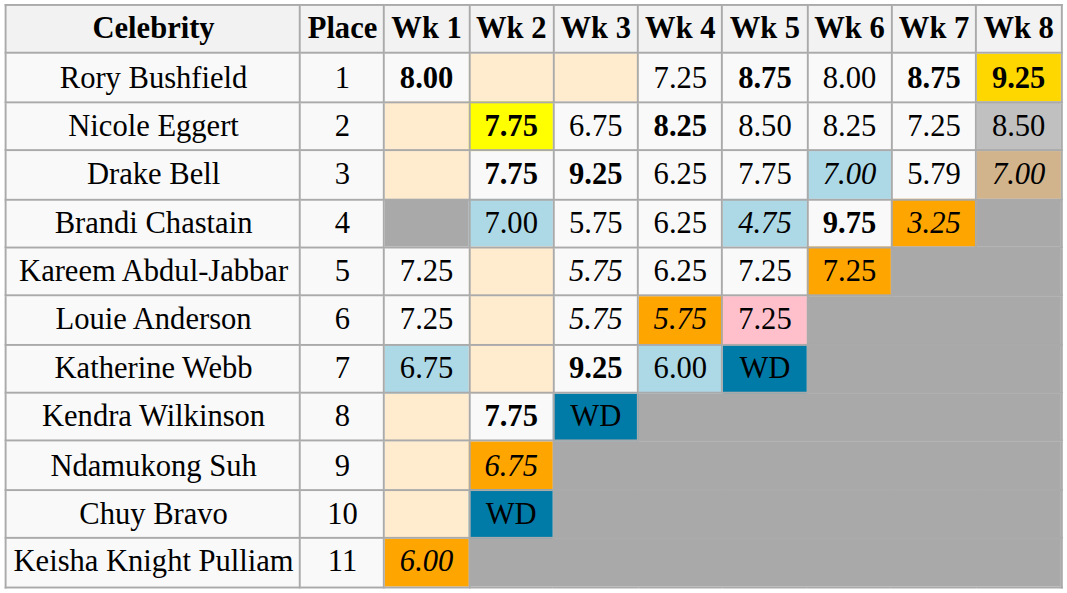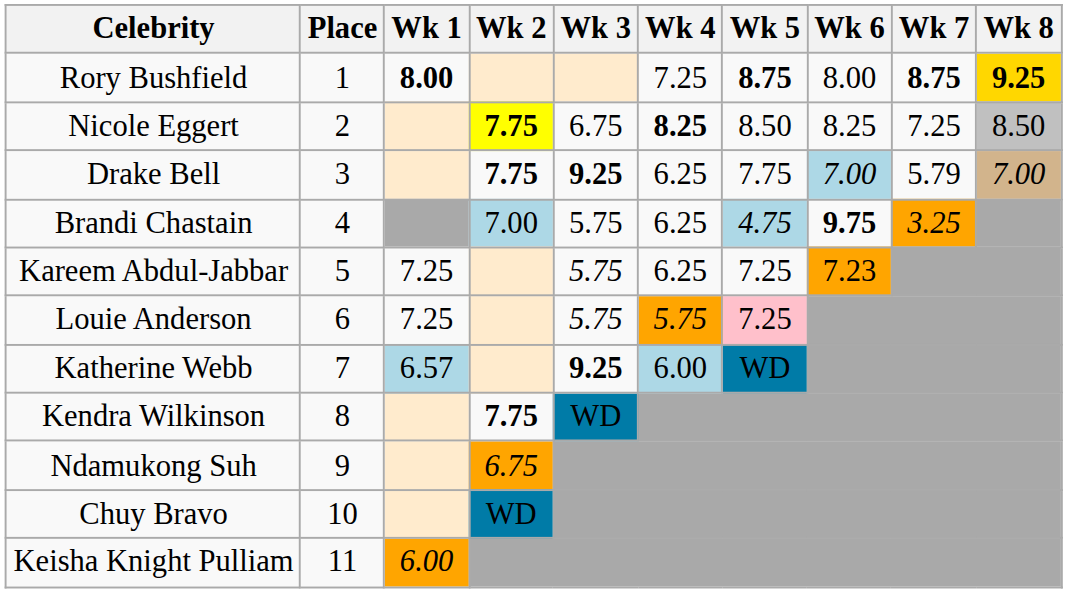(849, 271) 7.25 -> (849, 271) 7.23
(427, 367) 6.75 -> (427, 367) 6.57
